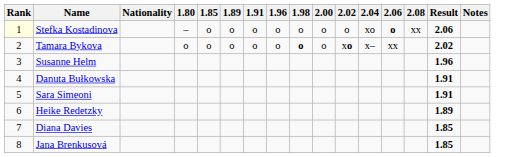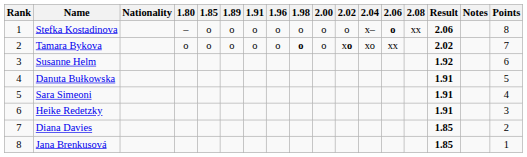+ column: (506, 12)
(19, 29) lightyellow background -> (19, 29) no background
(370, 29) xo -> (370, 29) x–
(370, 45) x– -> (370, 45) xo
(444, 62) 1.96 -> (444, 62) 1.92
(444, 111) 1.89 -> (444, 111) 1.91
